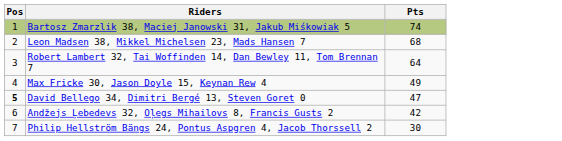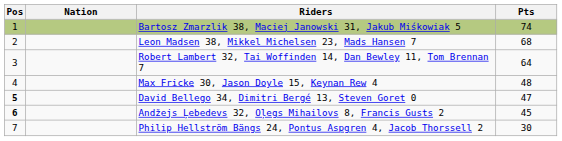+ column: (81, 12)
(415, 83) 49 -> (526, 83) 48
(15, 113) normal -> (15, 113) bold
(415, 113) 42 -> (526, 113) 45
